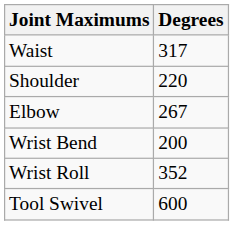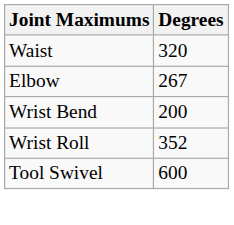(173, 50) 317 -> (173, 50) 320
- row: (44, 81)
